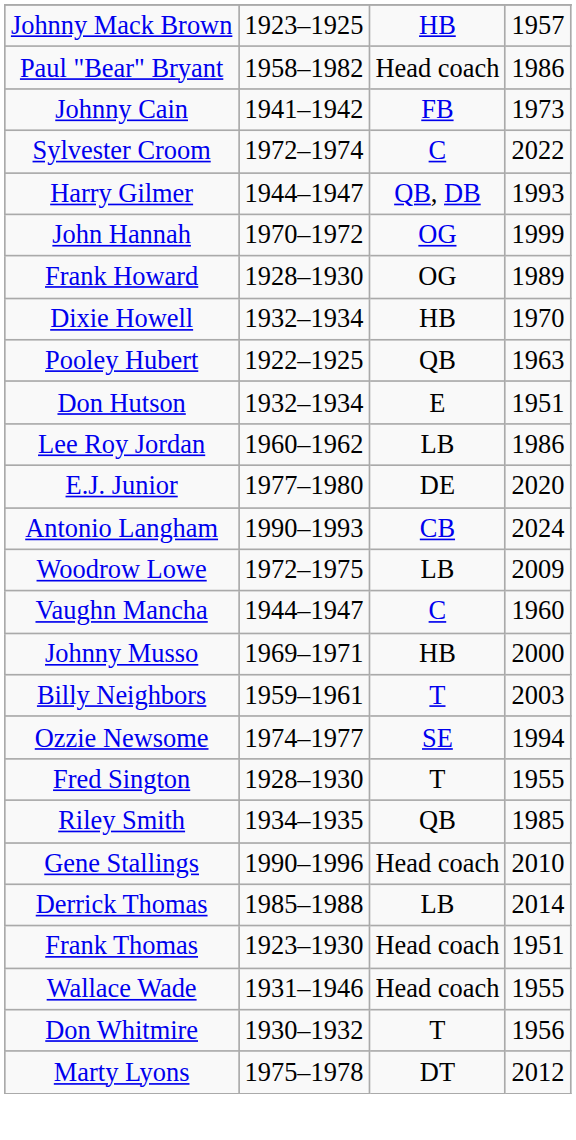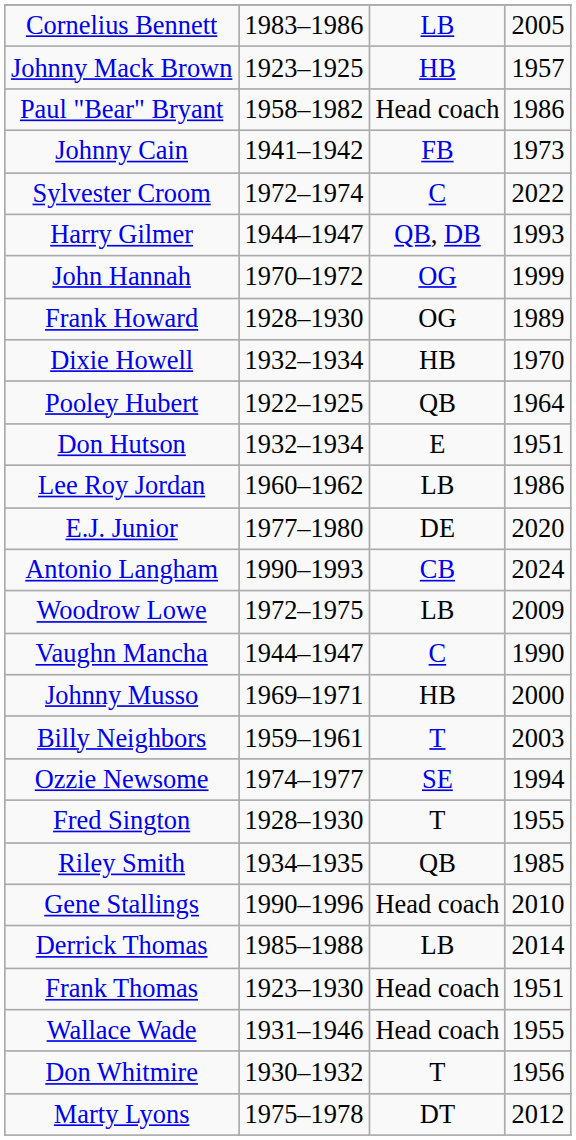+ row: (122, 25)
(538, 360) 1963 -> (538, 402) 1964
(538, 611) 1960 -> (538, 653) 1990
